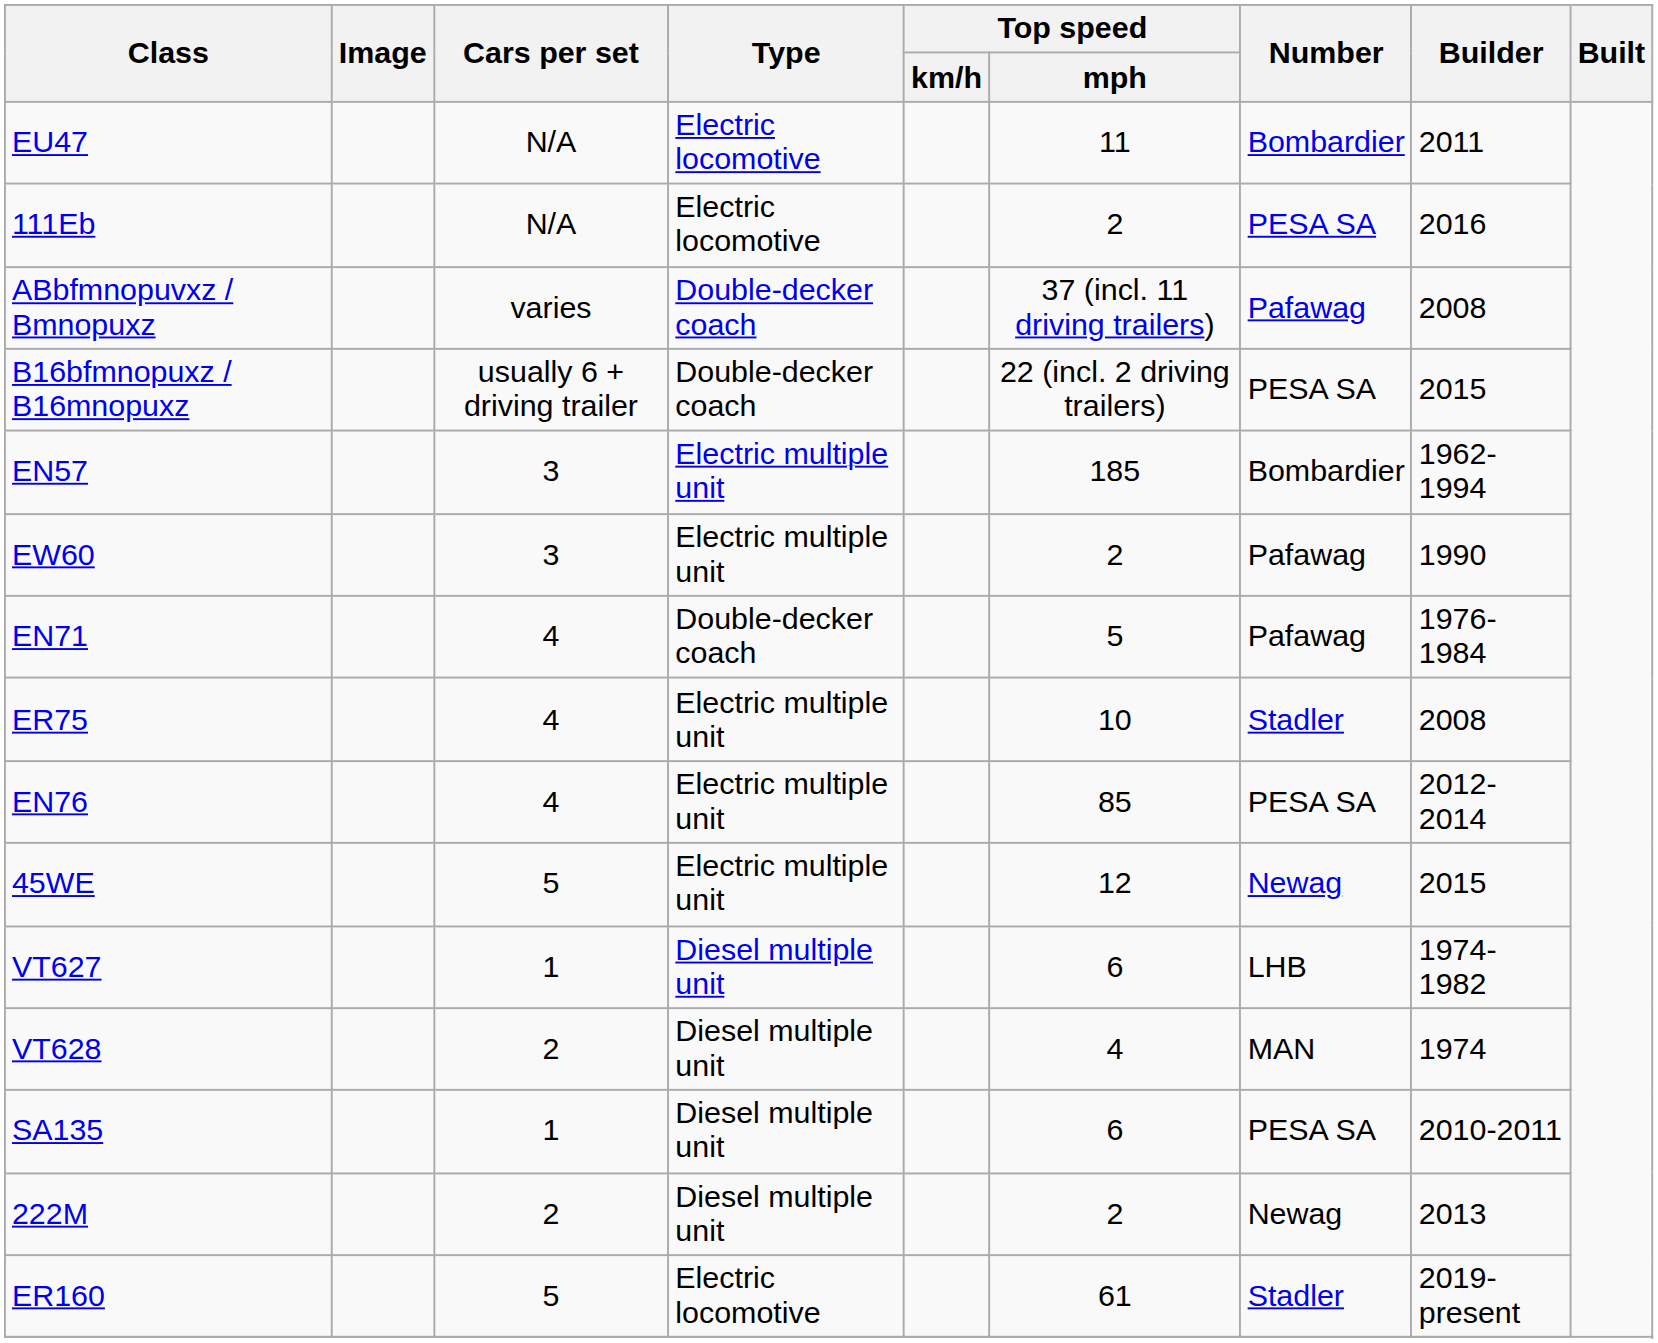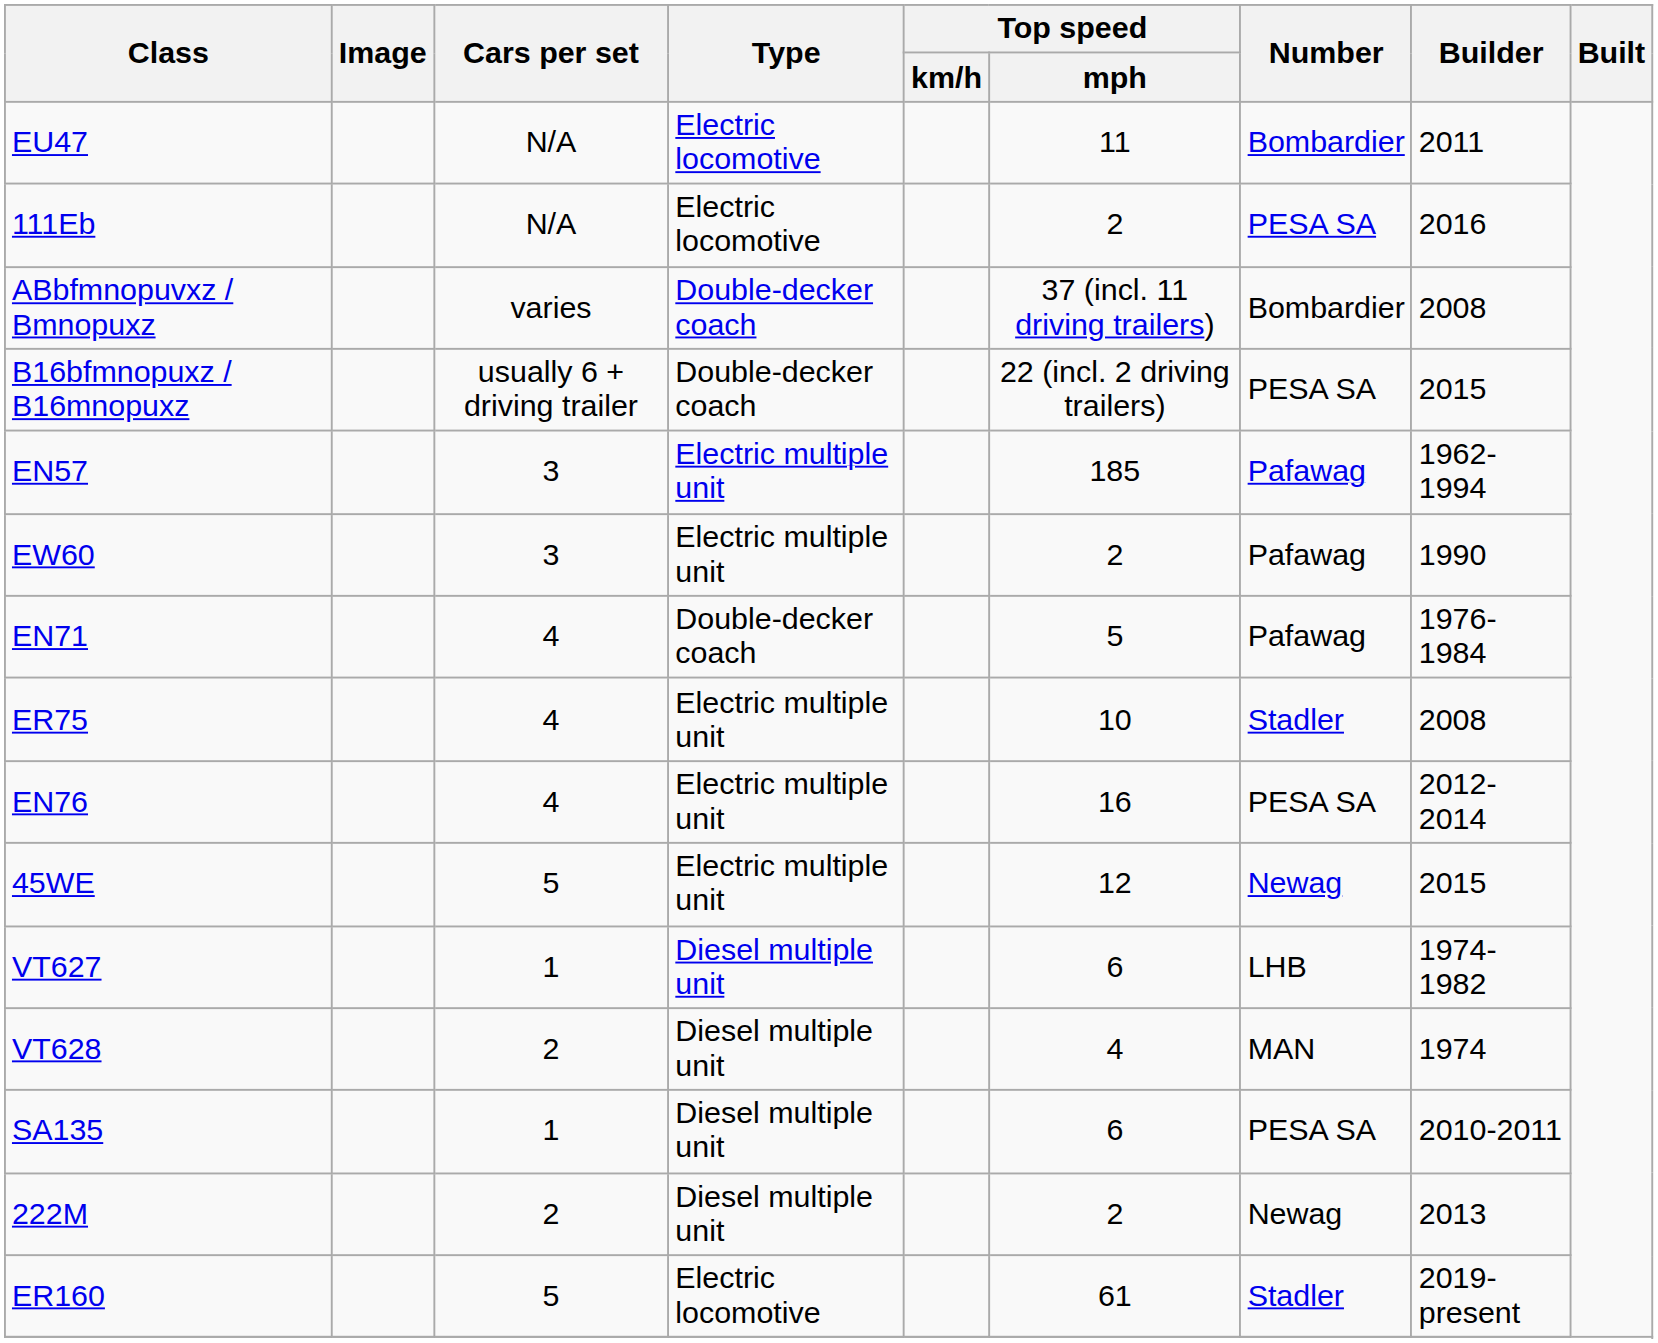(1307, 306) Pafawag -> (1326, 306) Bombardier
(1326, 471) Bombardier -> (1307, 471) Pafawag
(1115, 801) 85 -> (1115, 801) 16
